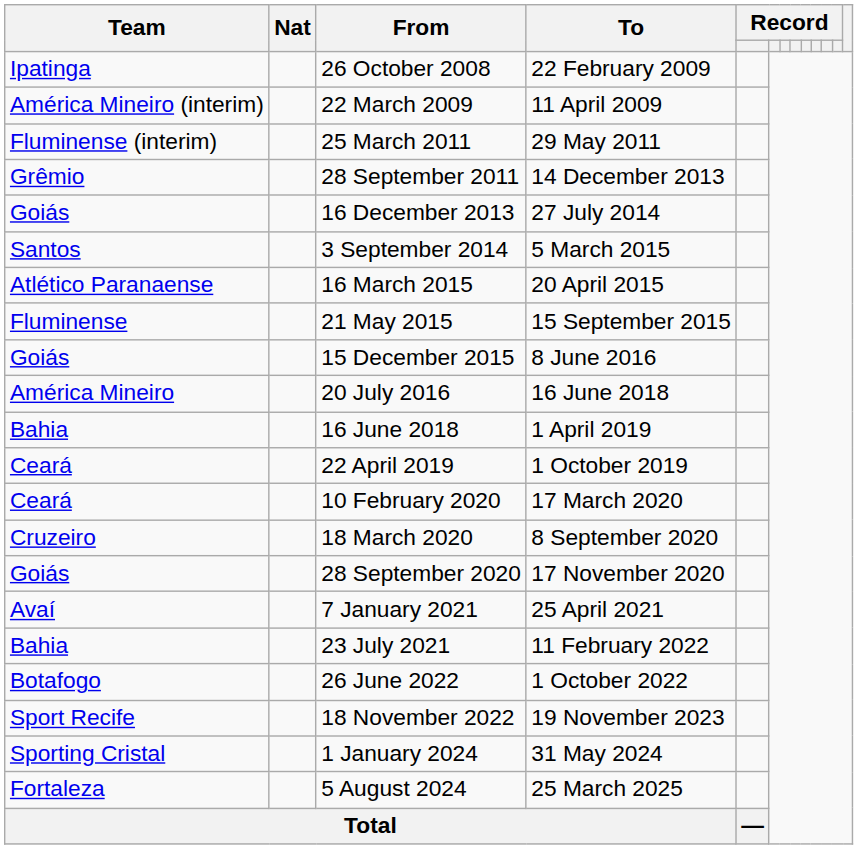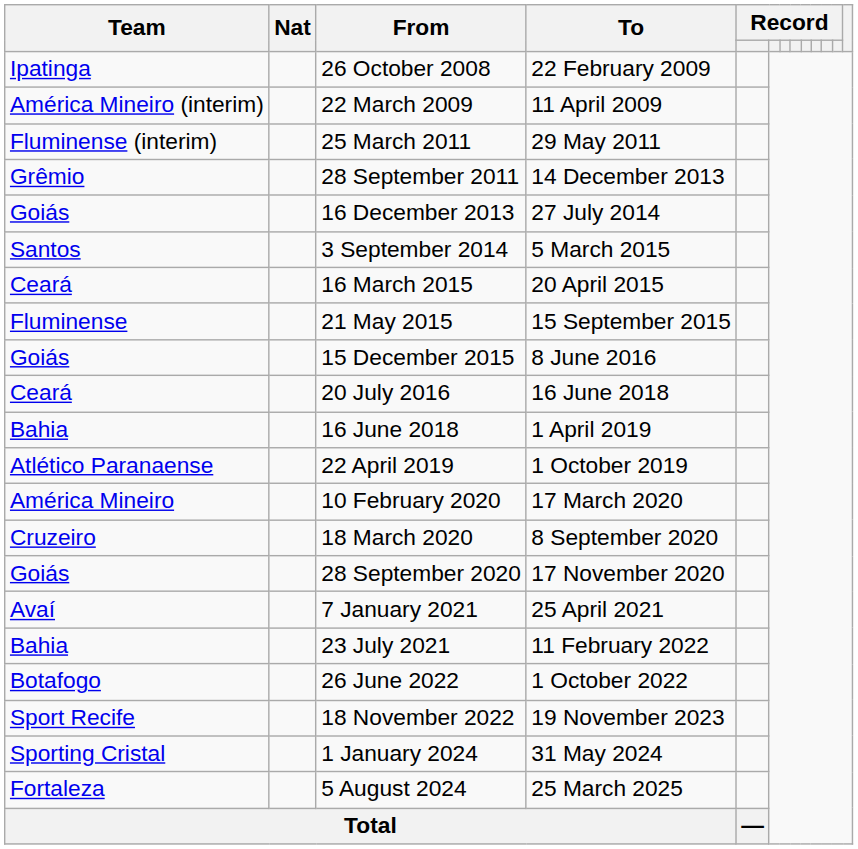(112, 285) Atlético Paranaense -> (41, 285) Ceará
(92, 393) América Mineiro -> (41, 393) Ceará
(41, 465) Ceará -> (112, 465) Atlético Paranaense
(41, 501) Ceará -> (92, 501) América Mineiro
